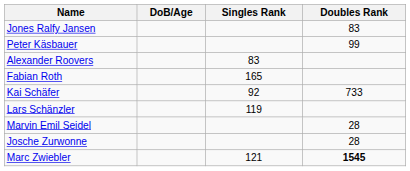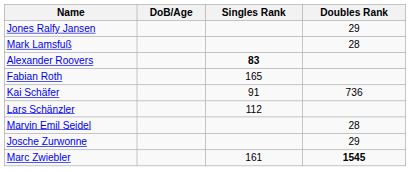(354, 29) 83 -> (354, 29) 29
- row: (42, 45)
+ row: (39, 45)
(254, 61) normal -> (254, 61) bold
(254, 93) 92 -> (254, 93) 91
(354, 93) 733 -> (354, 93) 736
(254, 109) 119 -> (254, 109) 112
(354, 142) 28 -> (354, 142) 29
(254, 158) 121 -> (254, 158) 161
